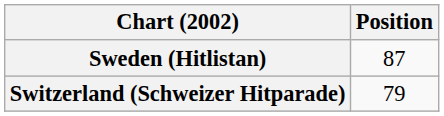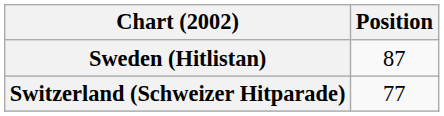(394, 93) 79 -> (394, 93) 77
